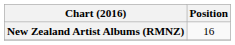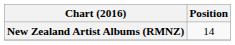(209, 31) 16 -> (209, 31) 14
